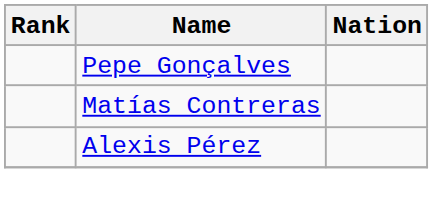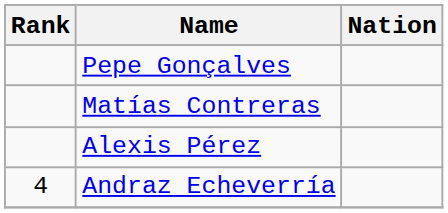+ row: (209, 187)
